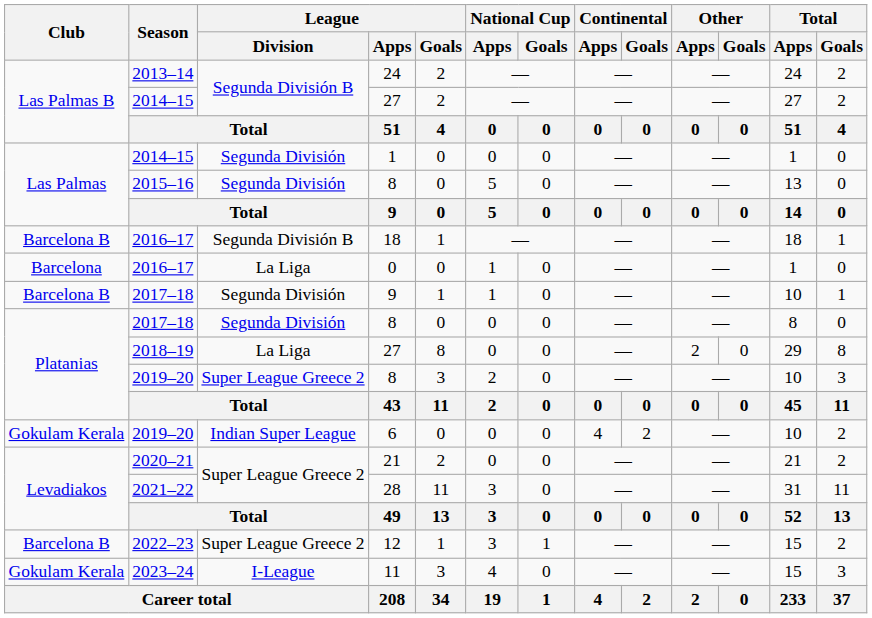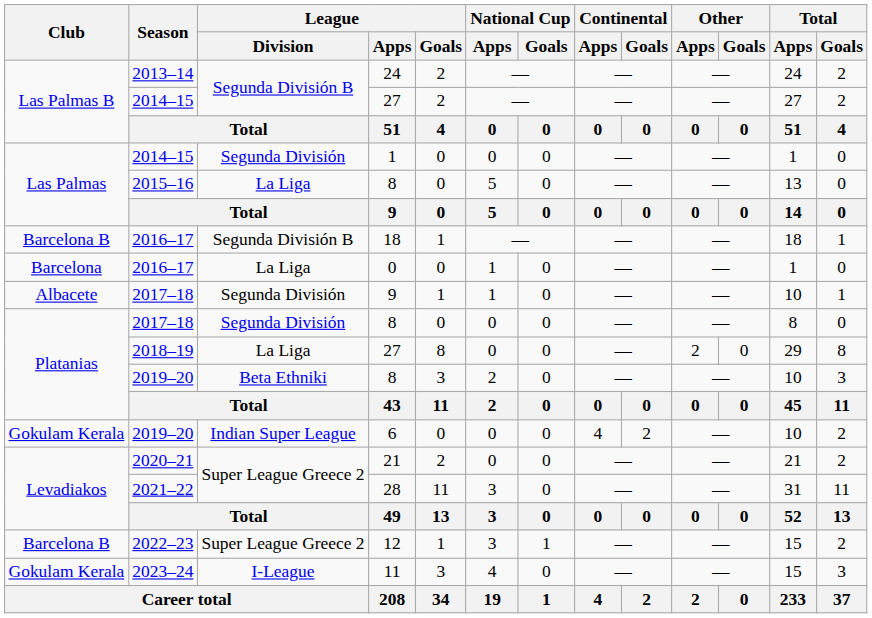(283, 184) Segunda División -> (283, 184) La Liga
(66, 294) Barcelona B -> (66, 294) Albacete
(283, 377) Super League Greece 2 -> (283, 377) Beta Ethniki
